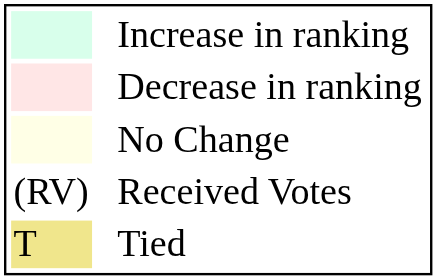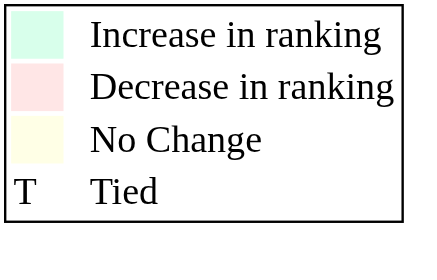- row: (235, 191)
(25, 243) khaki background -> (25, 191) no background
